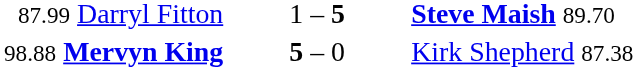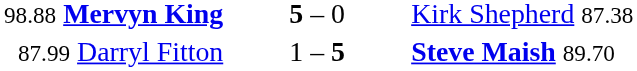rows swapped: (114, 51) <-> (121, 13)
